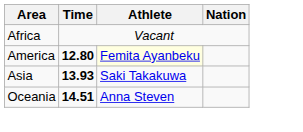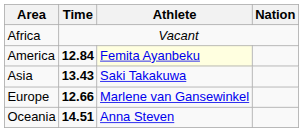(78, 55) 12.80 -> (78, 55) 12.84
(78, 76) 13.93 -> (78, 76) 13.43
+ row: (28, 96)
